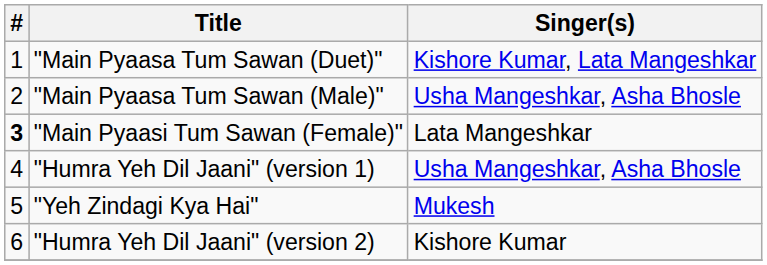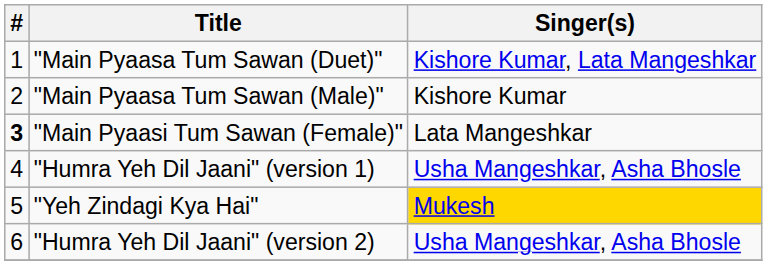(577, 96) Usha Mangeshkar, Asha Bhosle -> (490, 96) Kishore Kumar
(454, 206) no background -> (454, 206) gold background
(490, 243) Kishore Kumar -> (577, 243) Usha Mangeshkar, Asha Bhosle
